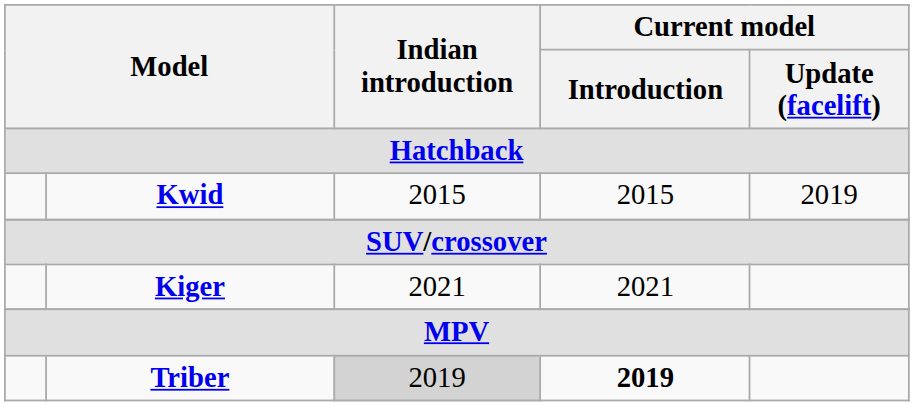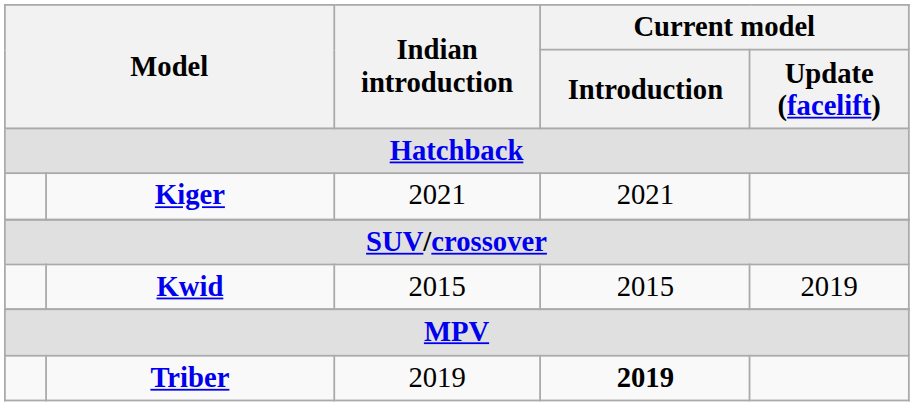rows swapped: (190, 195) <-> (190, 286)
(437, 377) lightgrey background -> (437, 377) no background
